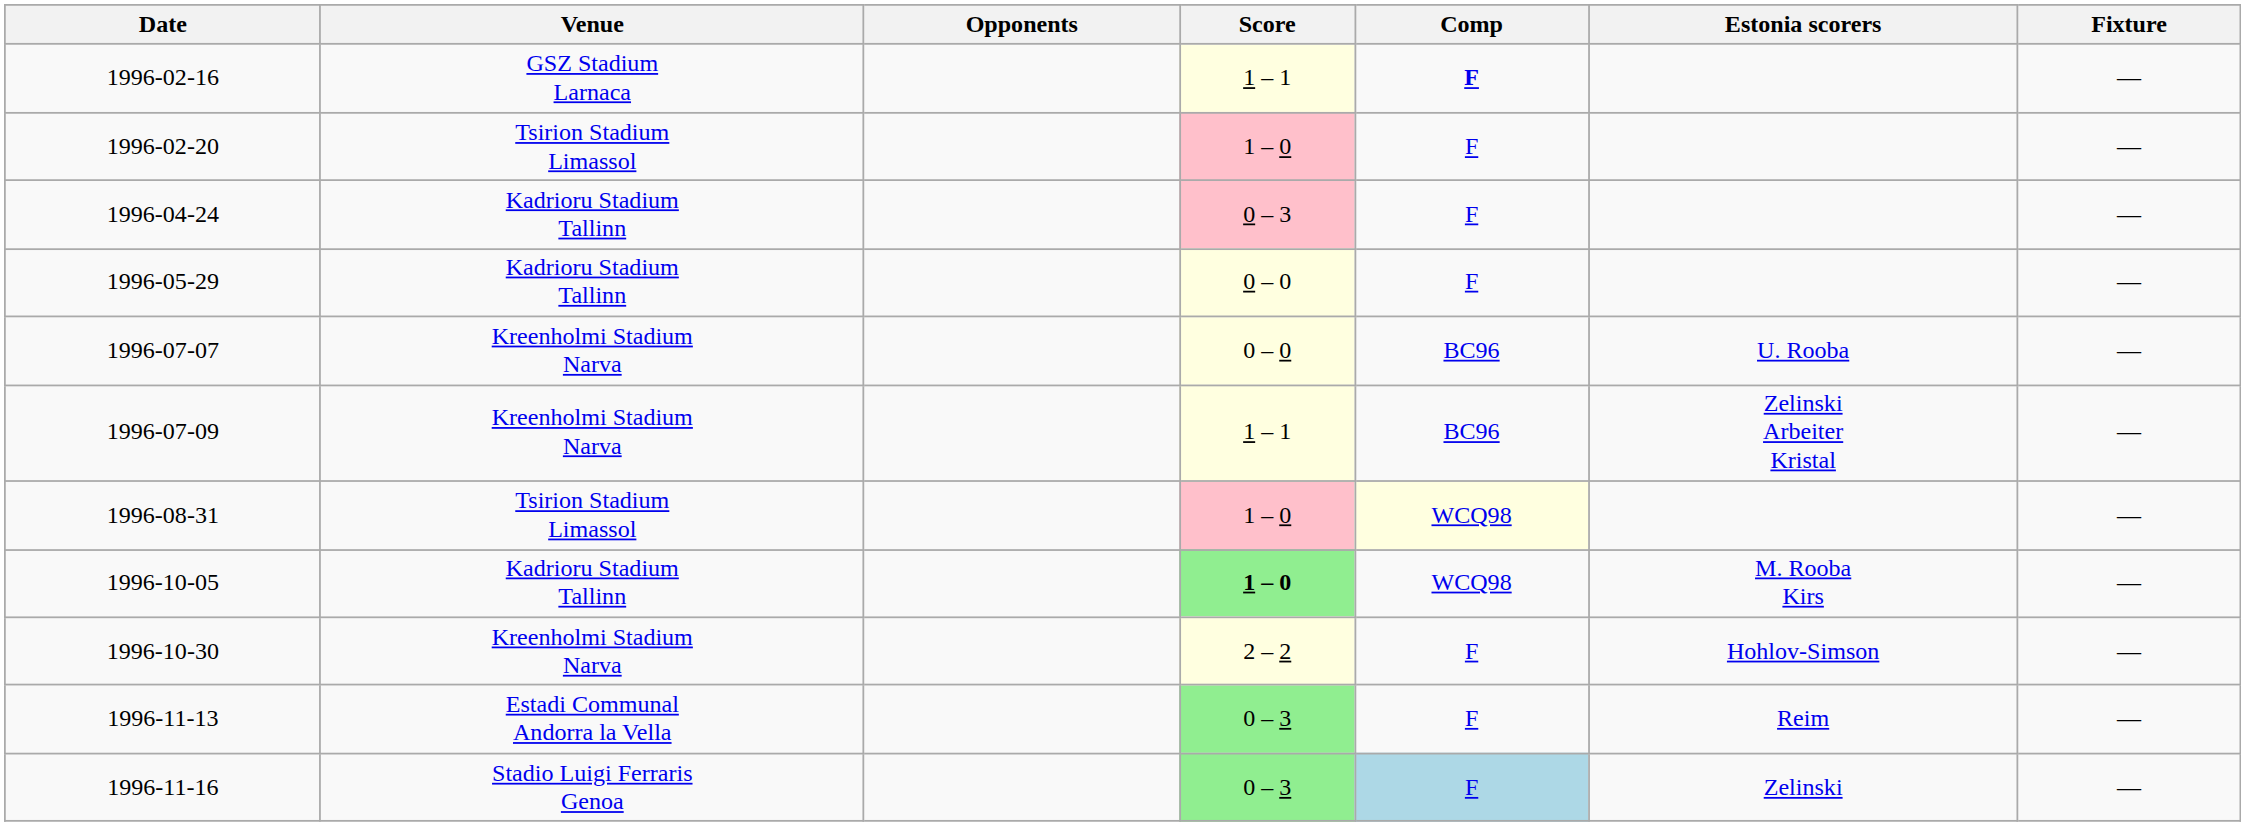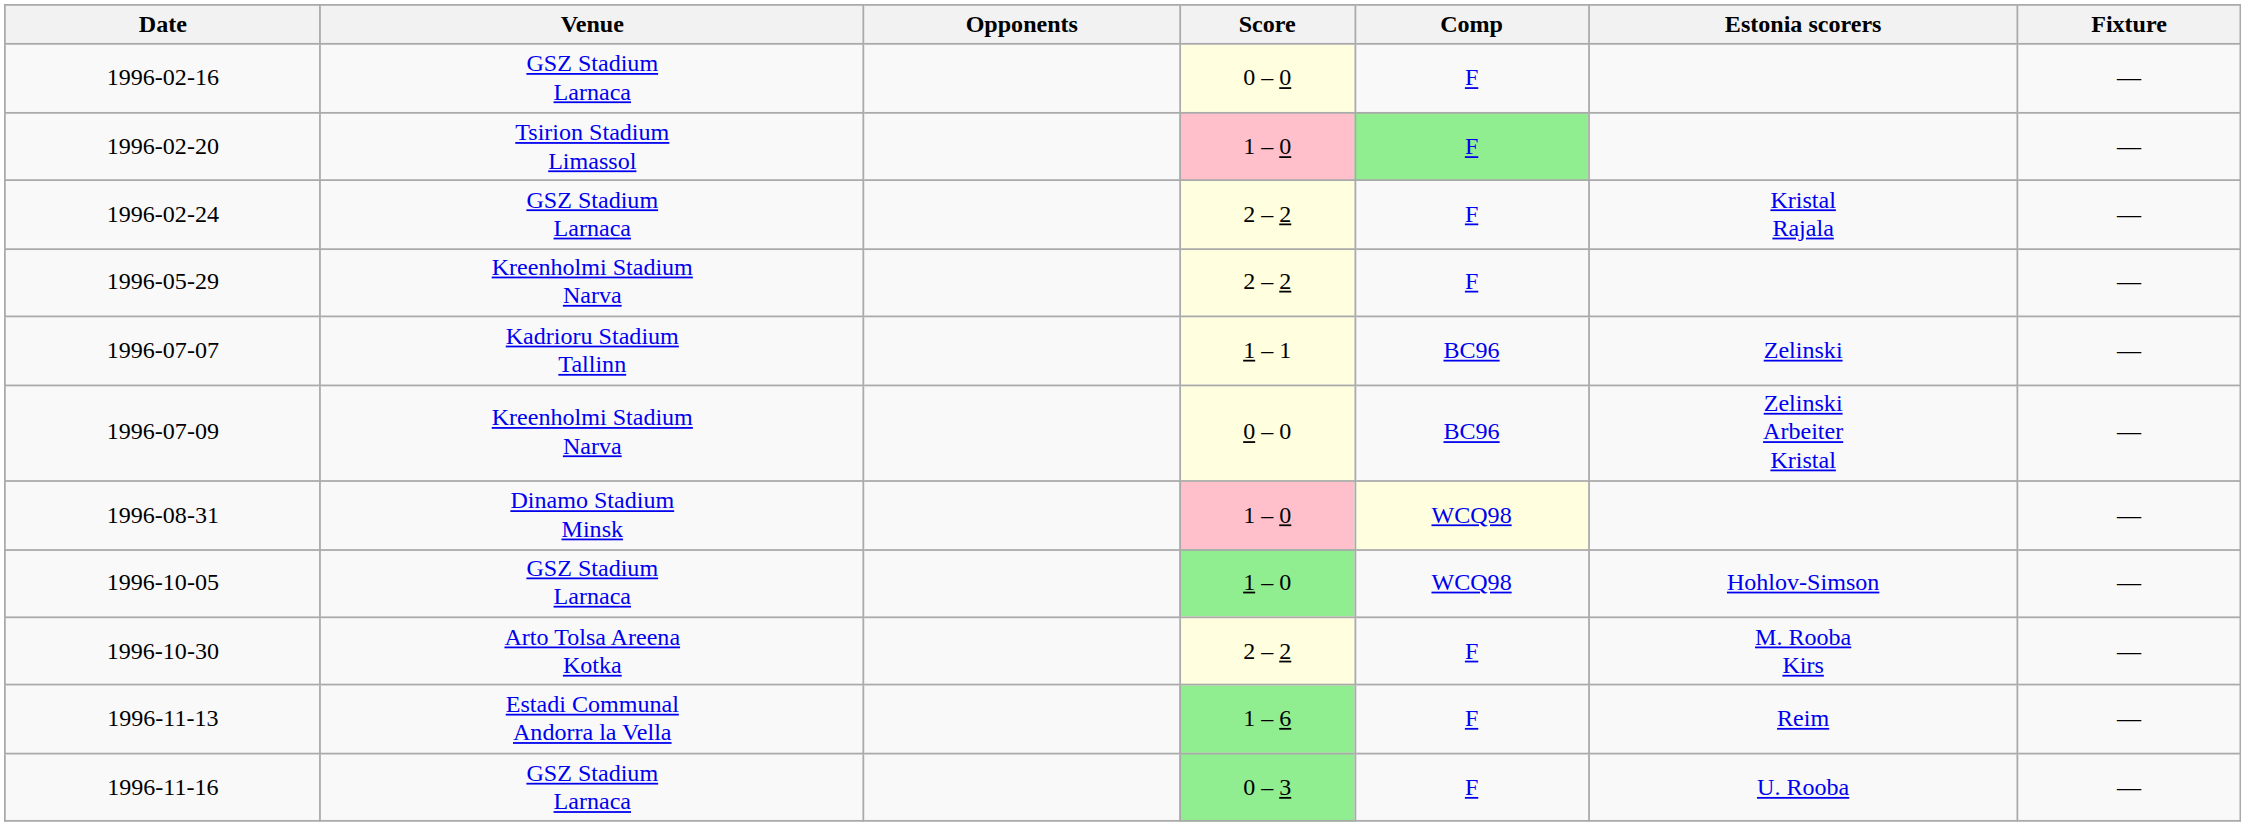(1267, 77) 1 – 1 -> (1267, 77) 0 – 0
(1472, 77) bold -> (1472, 77) normal
(1472, 145) no background -> (1472, 145) lightgreen background
+ row: (163, 213)
- row: (163, 213)
(592, 281) Kadrioru Stadium Tallinn -> (592, 281) Kreenholmi Stadium Narva
(1267, 281) 0 – 0 -> (1267, 281) 2 – 2
(592, 349) Kreenholmi Stadium Narva -> (592, 349) Kadrioru Stadium Tallinn
(1267, 349) 0 – 0 -> (1267, 349) 1 – 1
(1803, 349) U. Rooba -> (1803, 349) Zelinski
(1267, 432) 1 – 1 -> (1267, 432) 0 – 0
(592, 514) Tsirion Stadium Limassol -> (592, 514) Dinamo Stadium Minsk
(592, 582) Kadrioru Stadium Tallinn -> (592, 582) GSZ Stadium Larnaca
(1267, 582) bold -> (1267, 582) normal
(1803, 582) M. Rooba Kirs -> (1803, 582) Hohlov-Simson
(592, 650) Kreenholmi Stadium Narva -> (592, 650) Arto Tolsa Areena Kotka
(1803, 650) Hohlov-Simson -> (1803, 650) M. Rooba Kirs
(1267, 718) 0 – 3 -> (1267, 718) 1 – 6
(592, 786) Stadio Luigi Ferraris Genoa -> (592, 786) GSZ Stadium Larnaca
(1472, 786) lightblue background -> (1472, 786) no background
(1803, 786) Zelinski -> (1803, 786) U. Rooba
